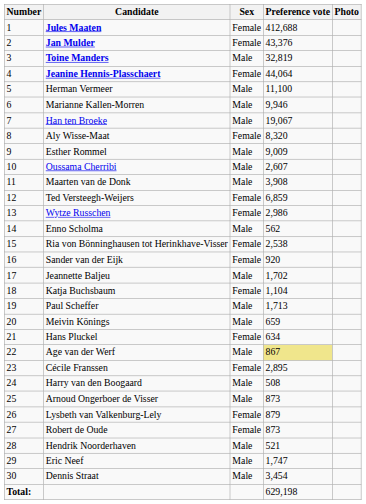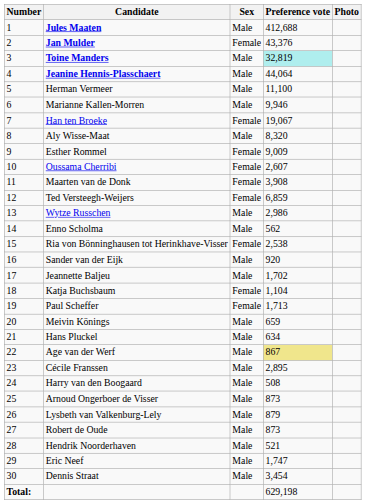(247, 27) Female -> (242, 27) Male
(279, 58) no background -> (279, 58) paleturquoise background
(247, 74) Female -> (242, 74) Male
(242, 120) Male -> (247, 120) Female
(247, 136) Female -> (242, 136) Male
(242, 151) Male -> (247, 151) Female
(242, 167) Male -> (247, 167) Female
(242, 182) Male -> (247, 182) Female
(247, 213) Female -> (242, 213) Male
(247, 259) Female -> (242, 259) Male
(242, 306) Male -> (247, 306) Female
(247, 337) Female -> (242, 337) Male
(247, 368) Female -> (242, 368) Male
(247, 414) Female -> (242, 414) Male
(247, 430) Female -> (242, 430) Male
